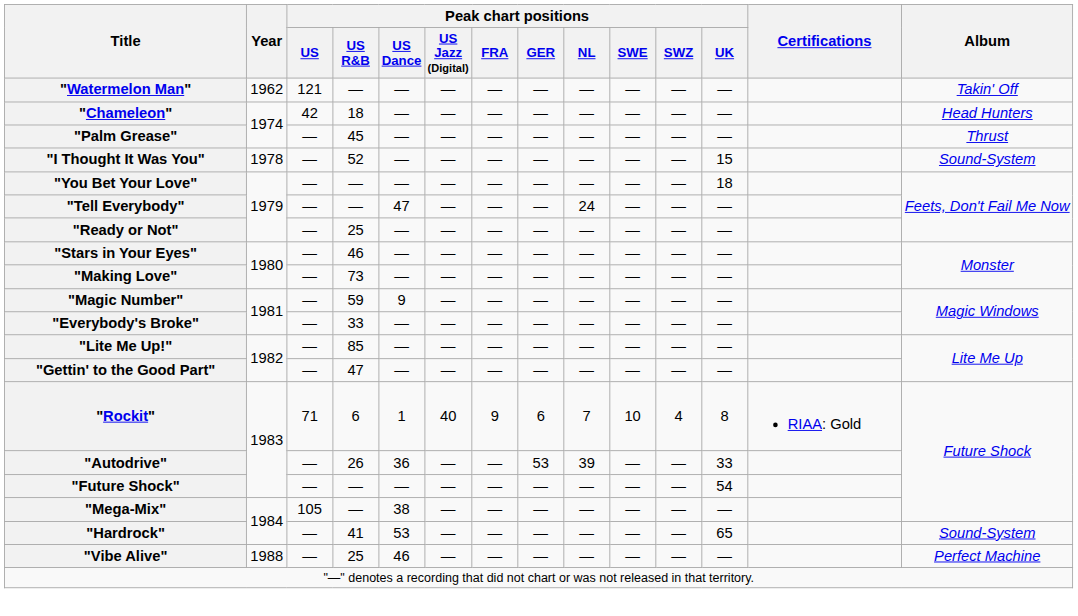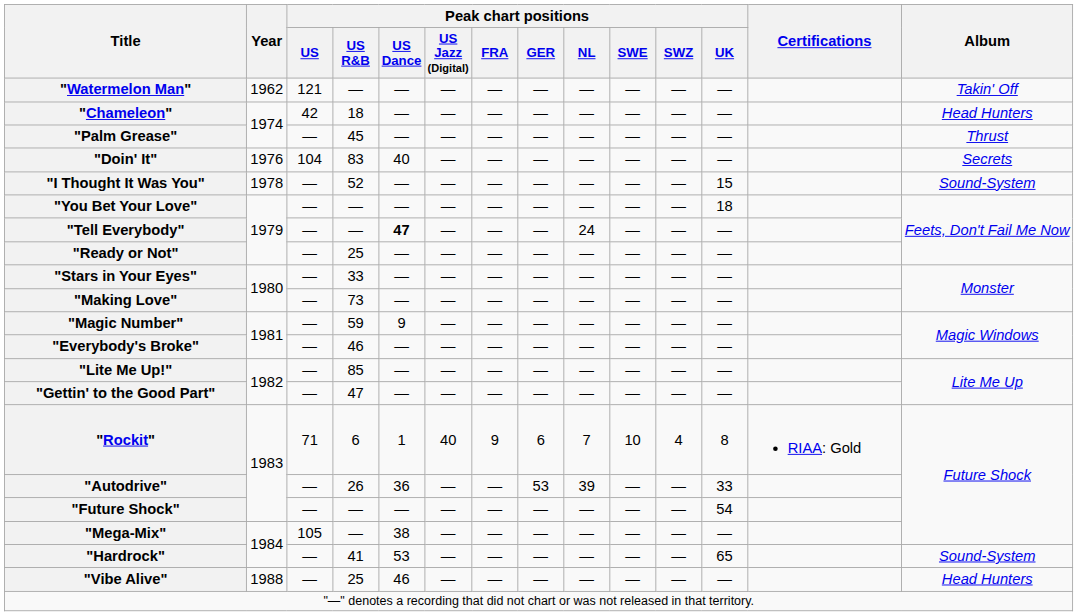+ row: (126, 159)
(402, 206) normal -> (402, 229) bold
(356, 253) 46 -> (356, 276) 33
(356, 323) 33 -> (356, 346) 46
(987, 556) Perfect Machine -> (987, 579) Head Hunters
